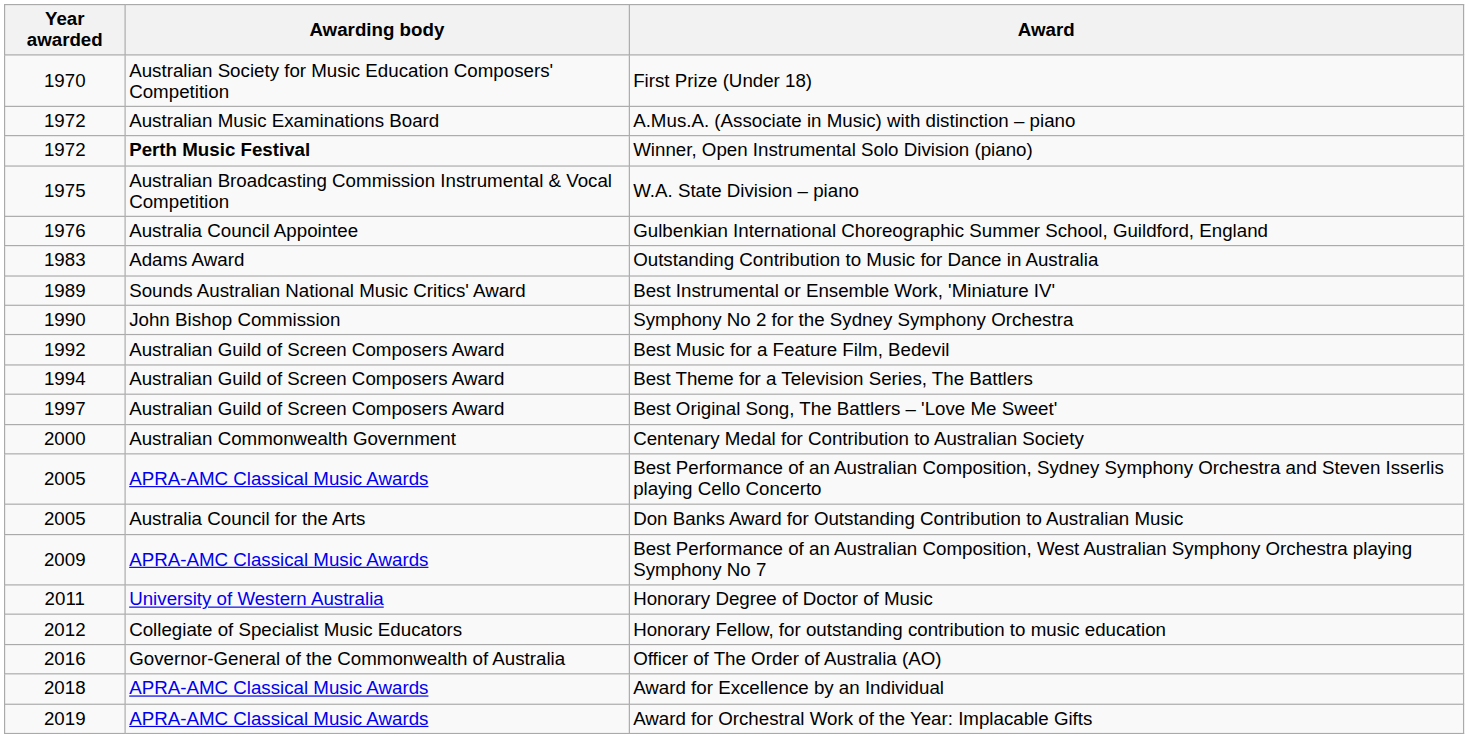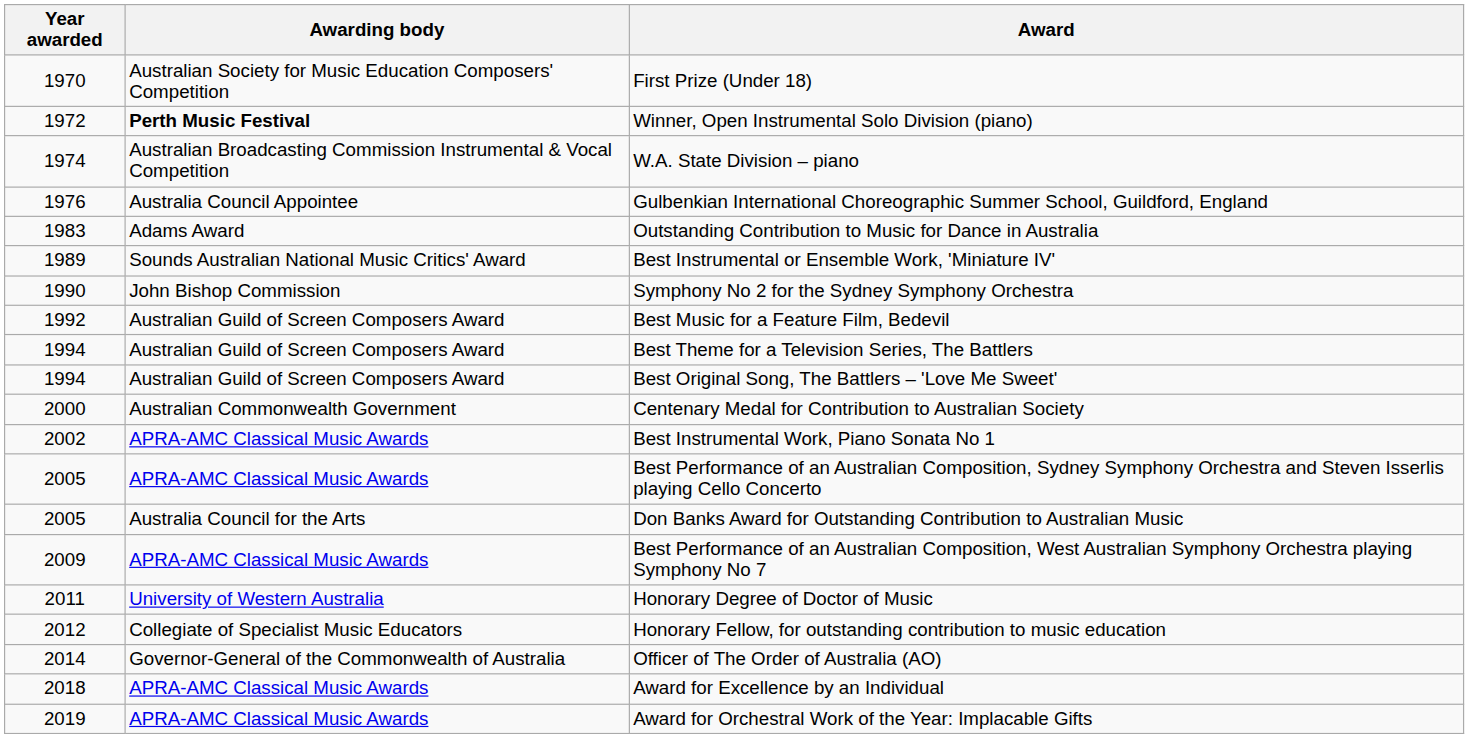- row: (854, 120)
(65, 190) 1975 -> (65, 161) 1974
(65, 409) 1997 -> (65, 379) 1994
+ row: (814, 438)
(65, 659) 2016 -> (65, 659) 2014
